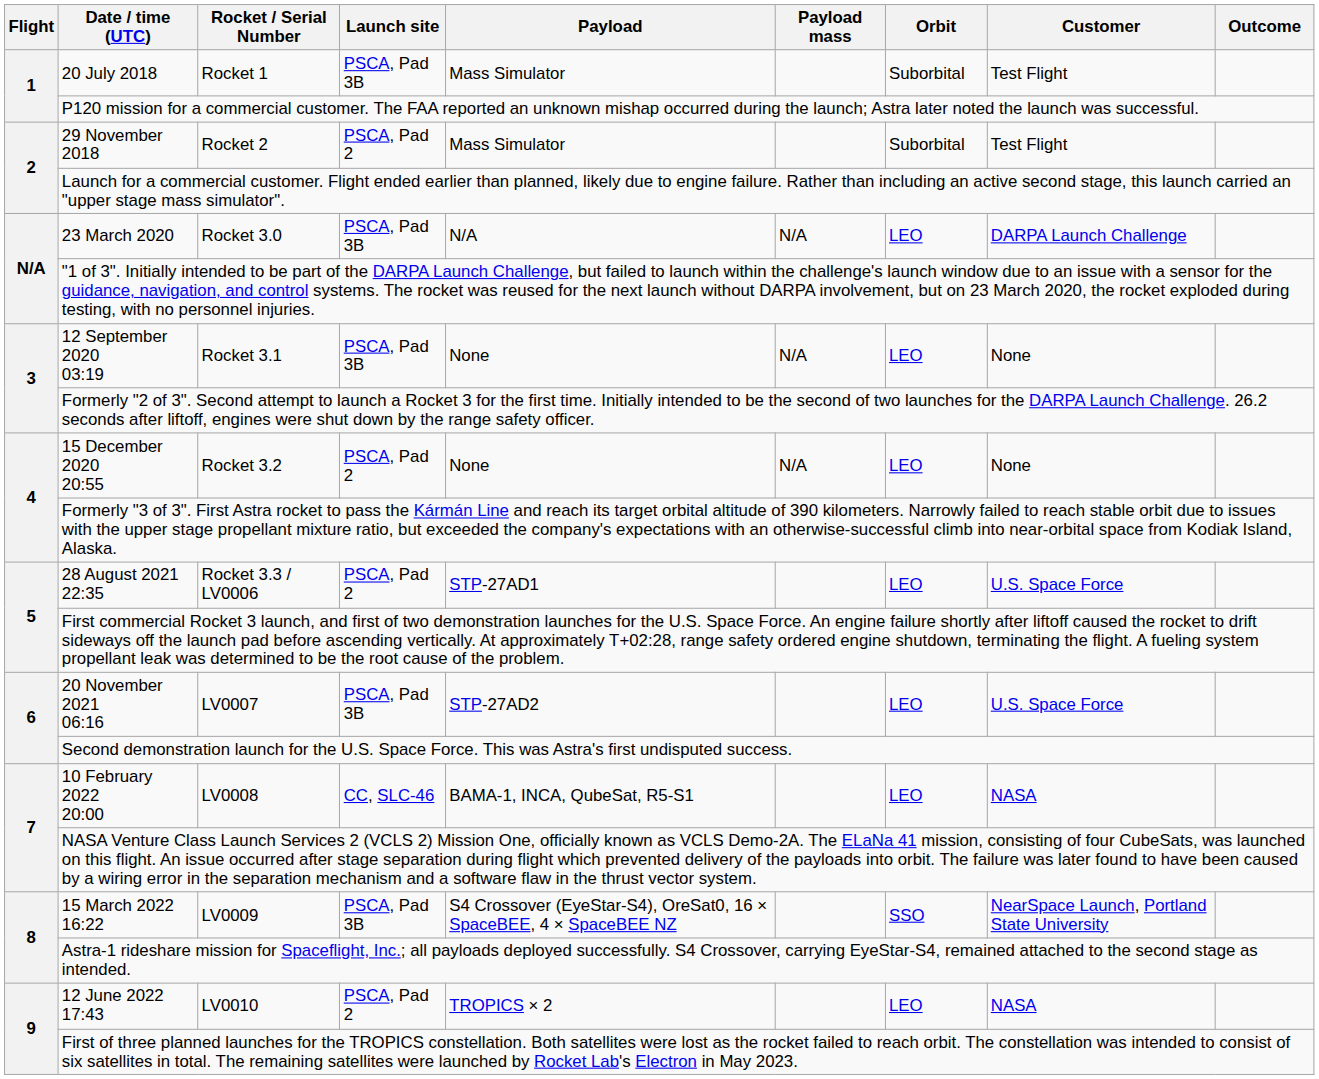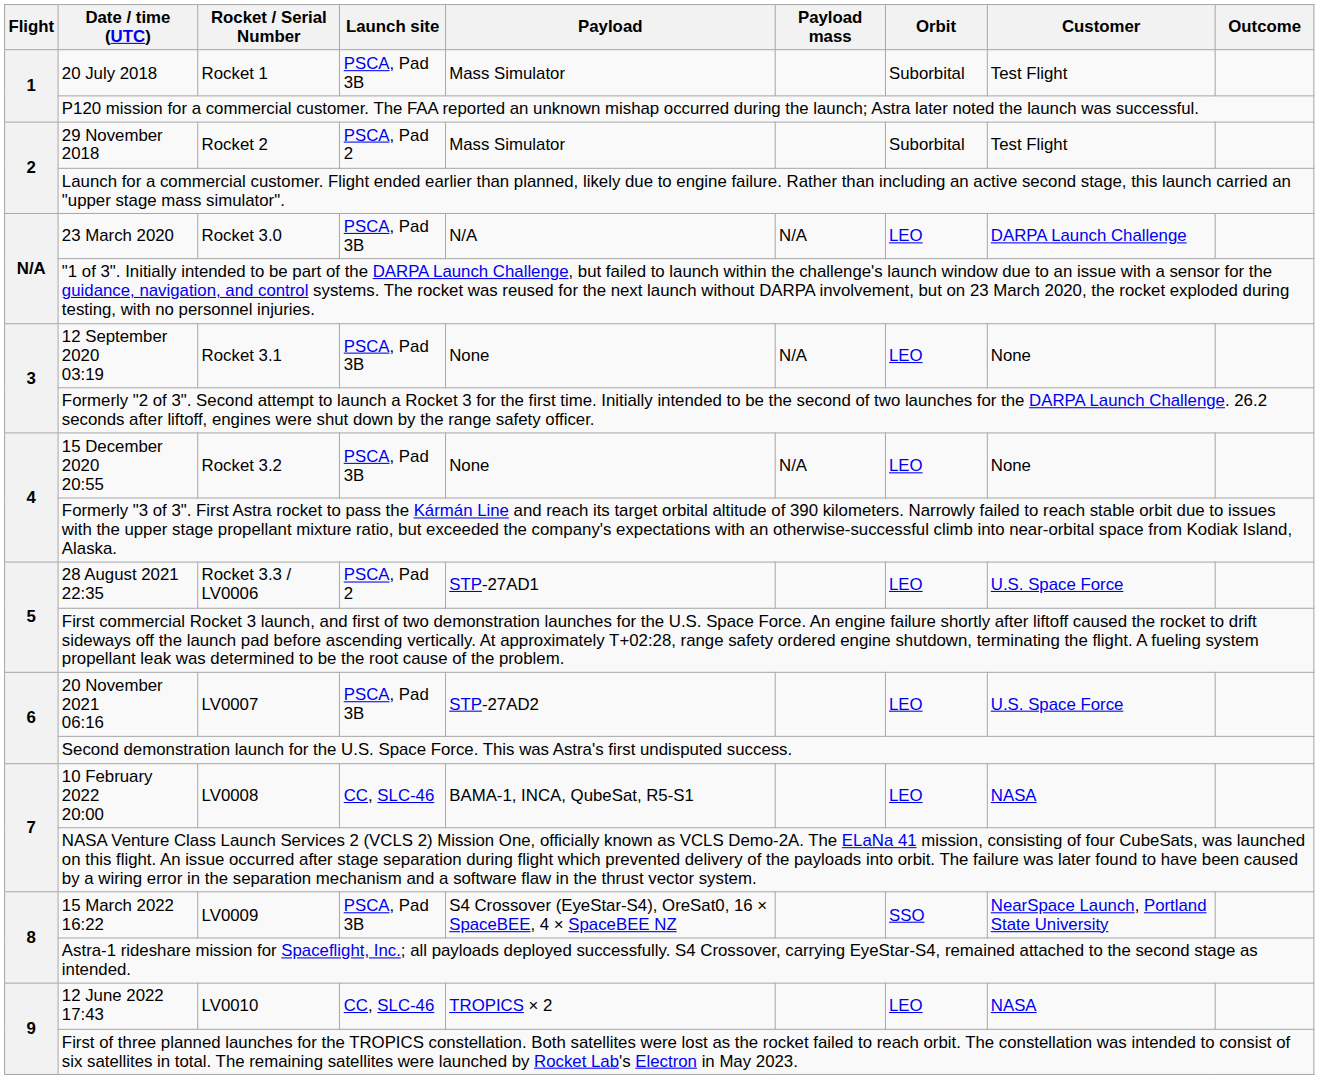(386, 465) PSCA, Pad 2 -> (386, 465) PSCA, Pad 3B
(386, 1006) PSCA, Pad 2 -> (389, 1006) CC, SLC-46
